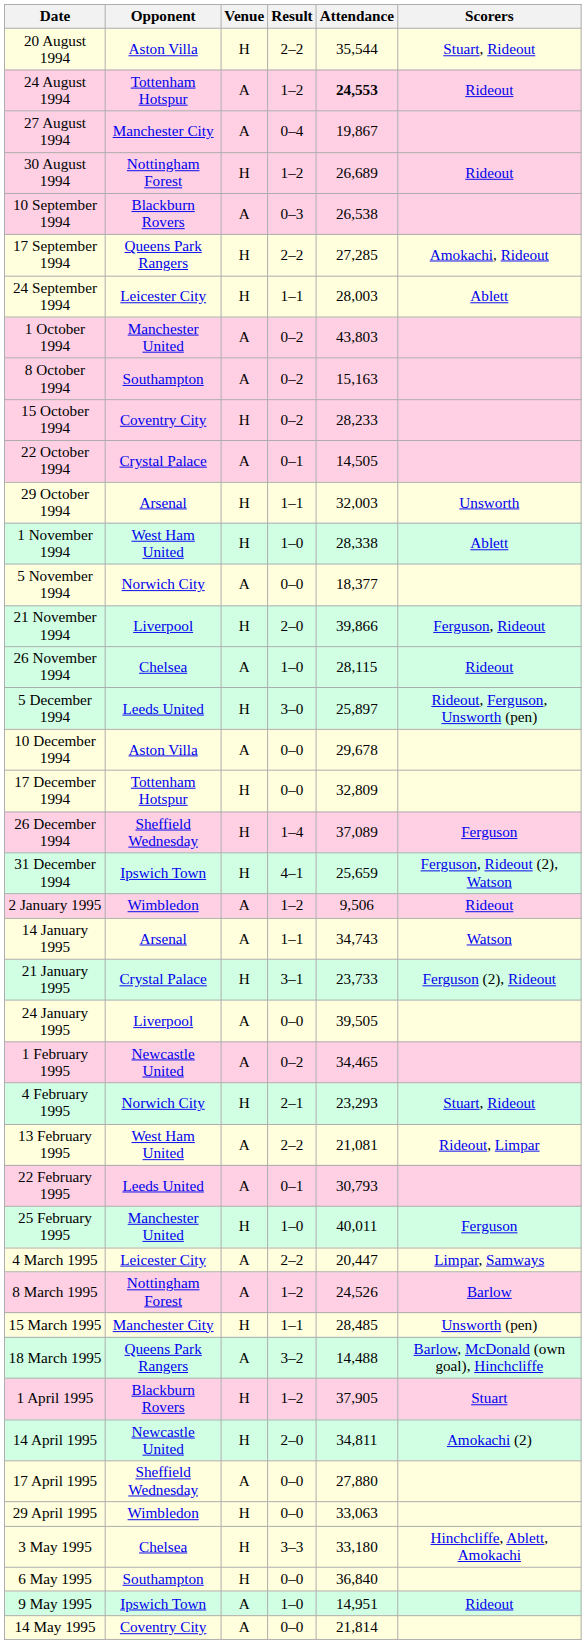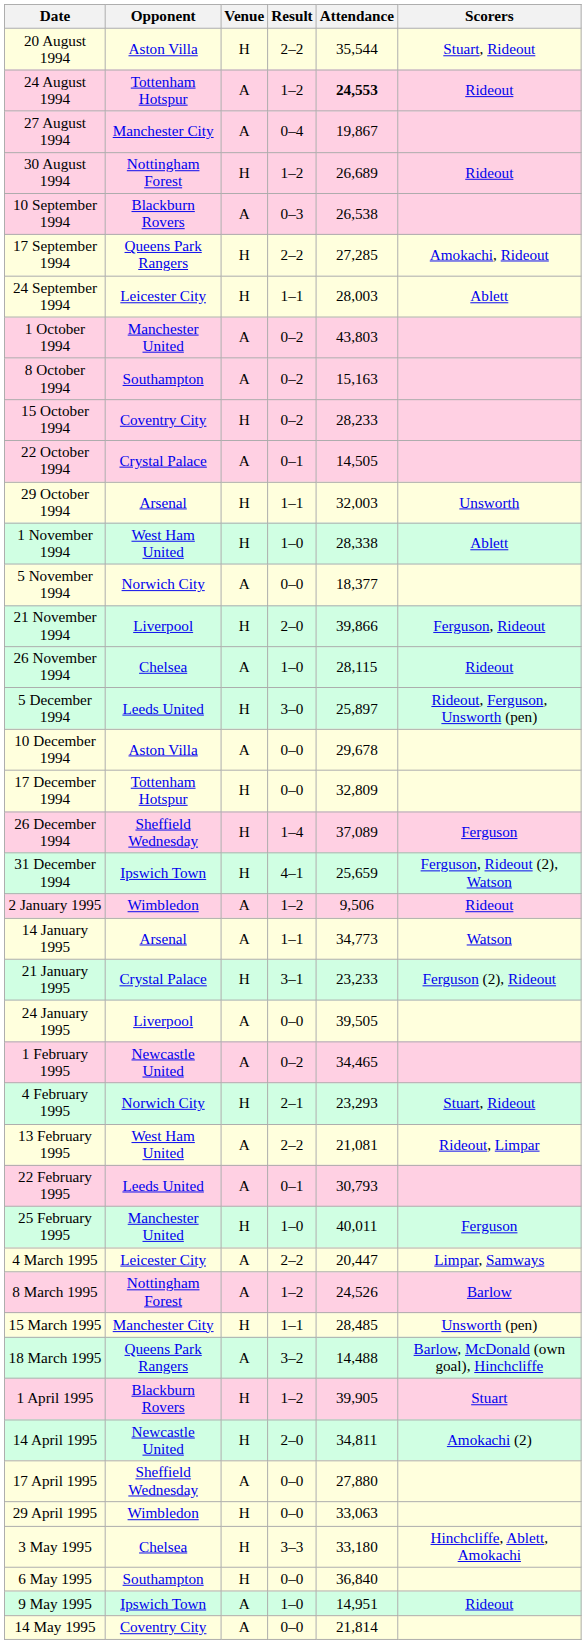(357, 938) 34,743 -> (357, 938) 34,773
(357, 979) 23,733 -> (357, 979) 23,233
(357, 1398) 37,905 -> (357, 1398) 39,905
